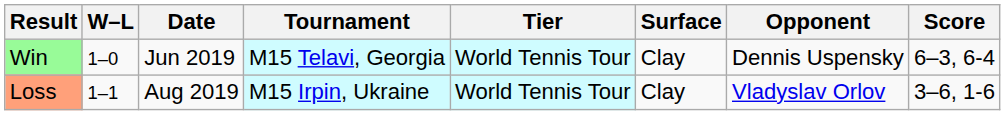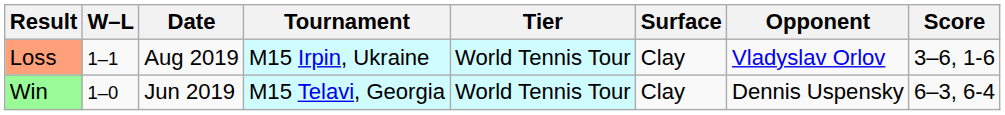rows swapped: (29, 57) <-> (33, 92)
